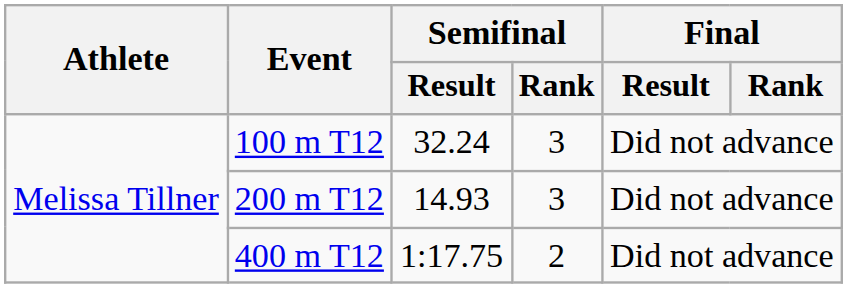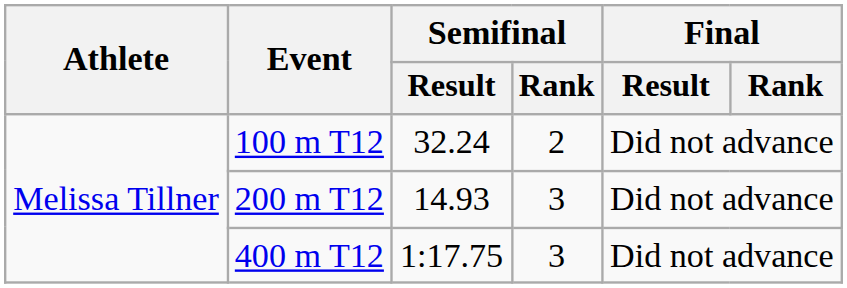(557, 142) 3 -> (557, 142) 2
(557, 255) 2 -> (557, 255) 3
